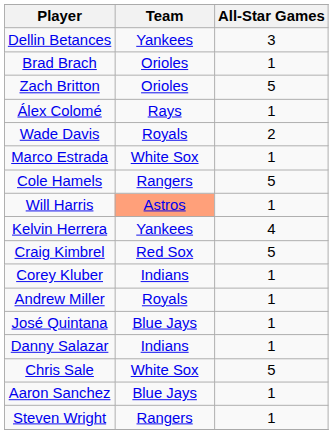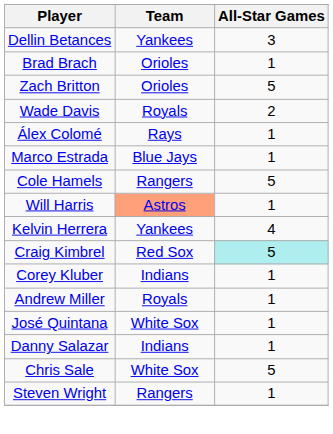rows swapped: (60, 110) <-> (60, 134)
(165, 157) White Sox -> (165, 157) Blue Jays
(271, 252) no background -> (271, 252) paleturquoise background
(165, 323) Blue Jays -> (165, 323) White Sox
- row: (60, 393)
